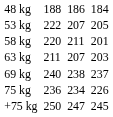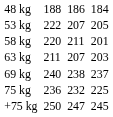(76, 90) 234 -> (76, 90) 232
(100, 90) 226 -> (100, 90) 225
